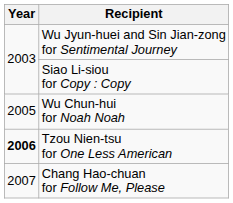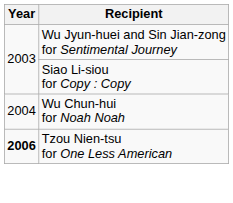(22, 111) 2005 -> (22, 111) 2004
- row: (103, 180)
